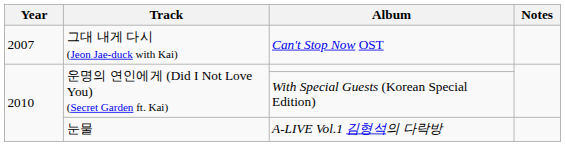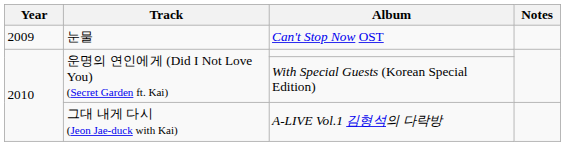(21, 44) 2007 -> (21, 37) 2009
(122, 45) 그대 내게 다시 (Jeon Jae-duck with Kai) -> (80, 36) 눈물
(80, 128) 눈물 -> (122, 122) 그대 내게 다시 (Jeon Jae-duck with Kai)
